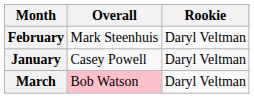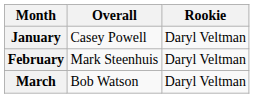rows swapped: (36, 59) <-> (36, 37)
(104, 81) pink background -> (104, 81) no background
